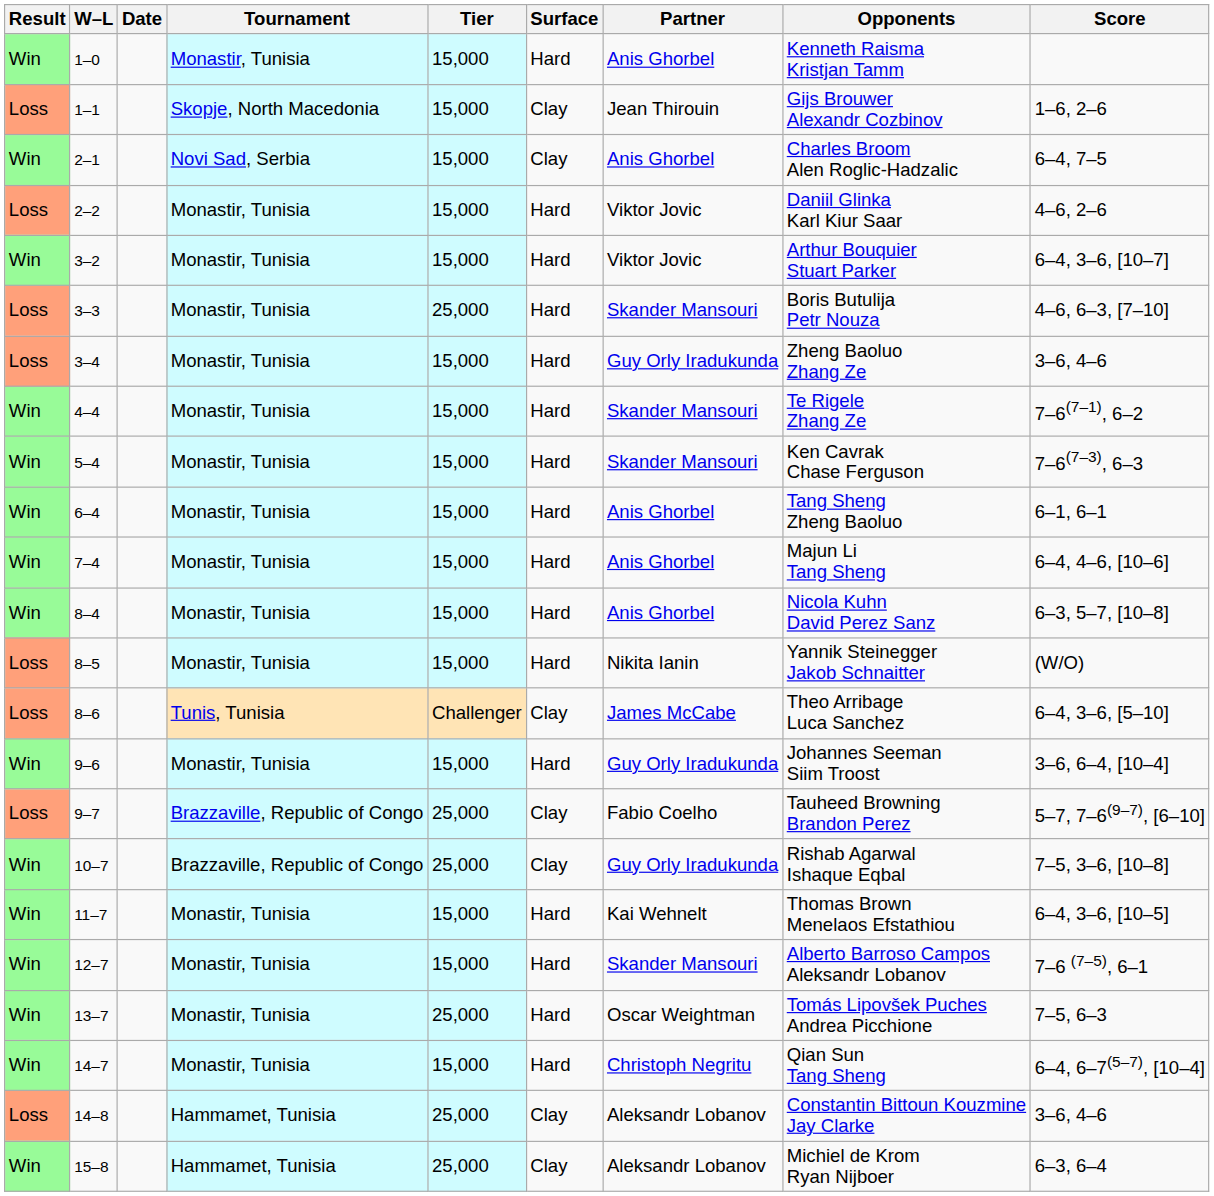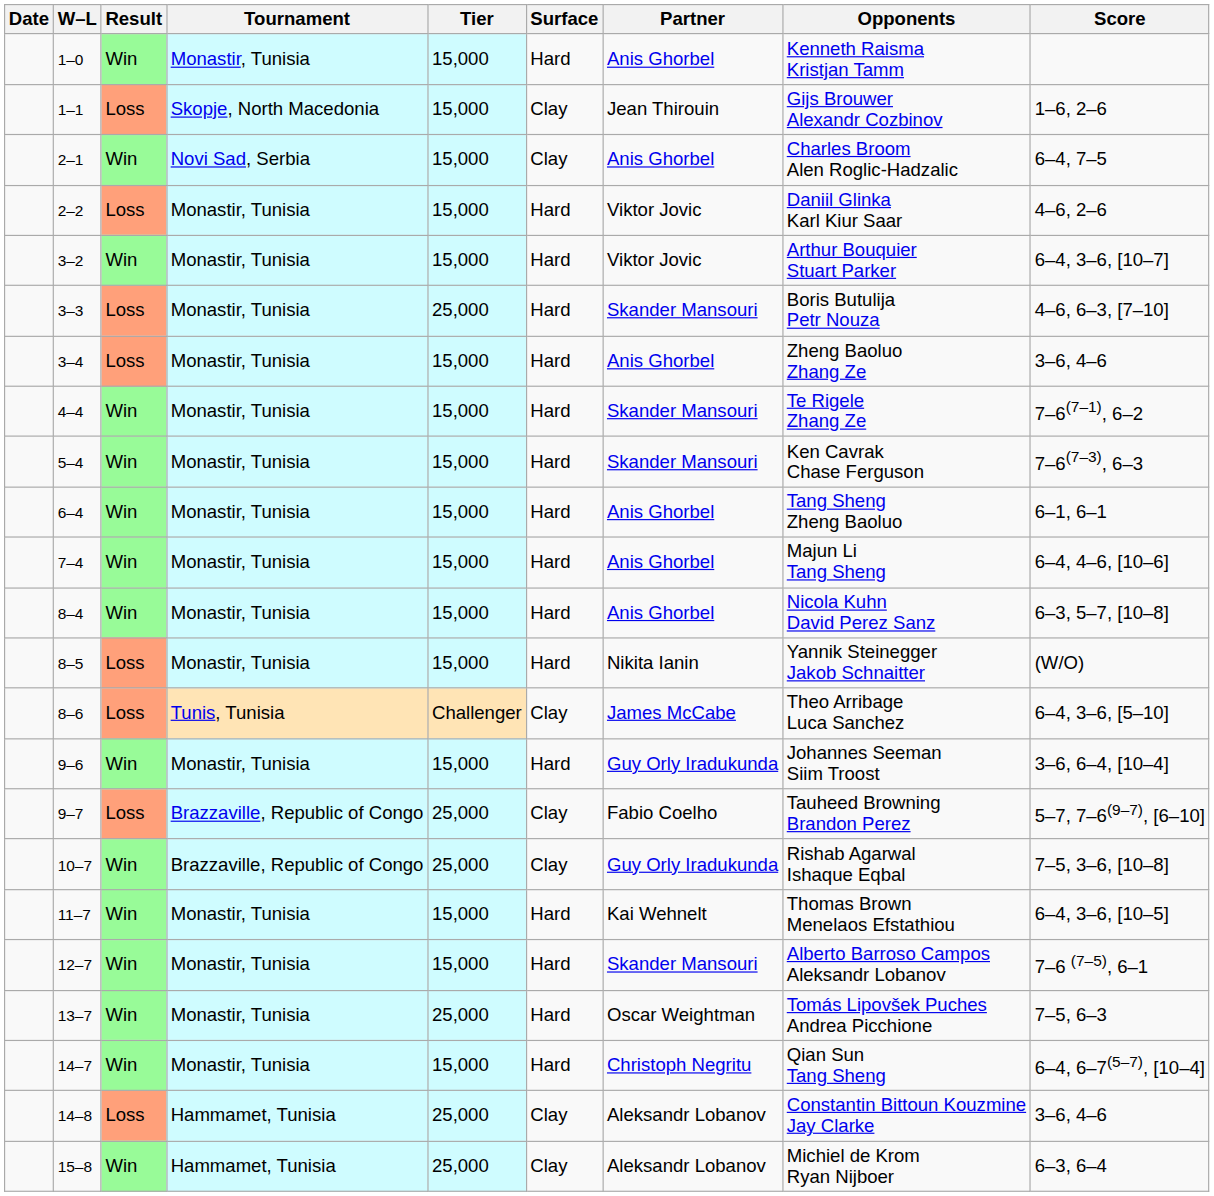columns swapped: (37, 19) <-> (142, 19)
(693, 360) Guy Orly Iradukunda -> (661, 360) Anis Ghorbel
